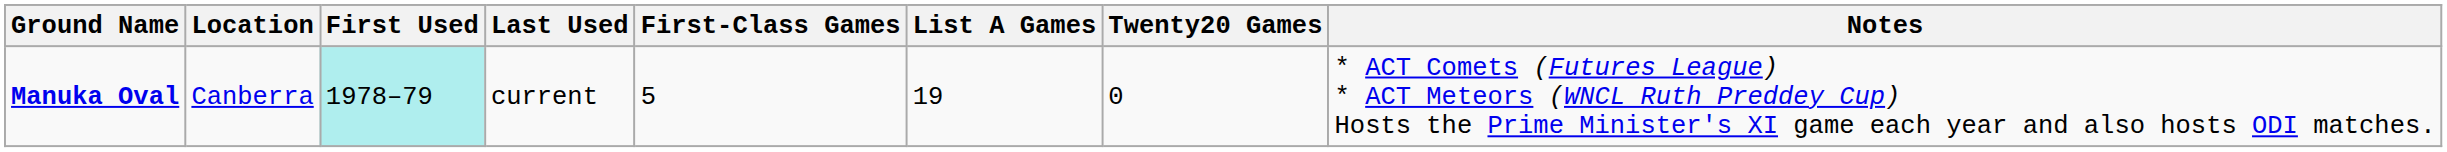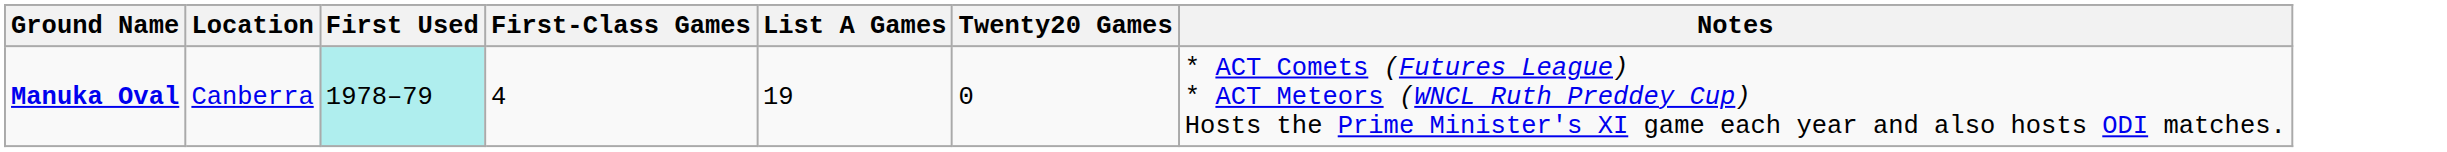- column: (560, 26)
(648, 97) 5 -> (499, 97) 4
